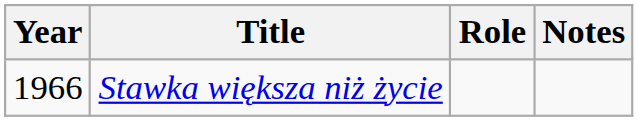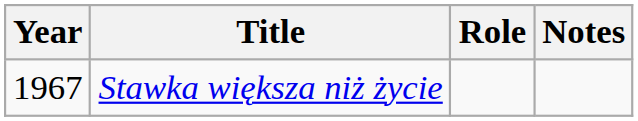(48, 87) 1966 -> (48, 87) 1967
